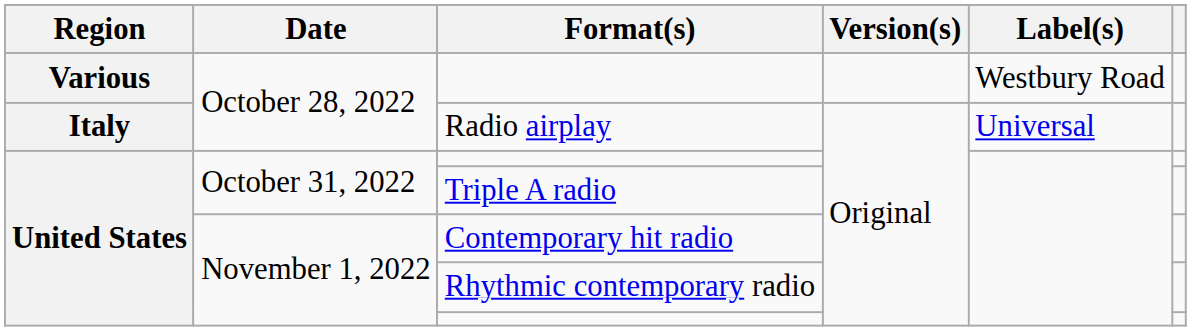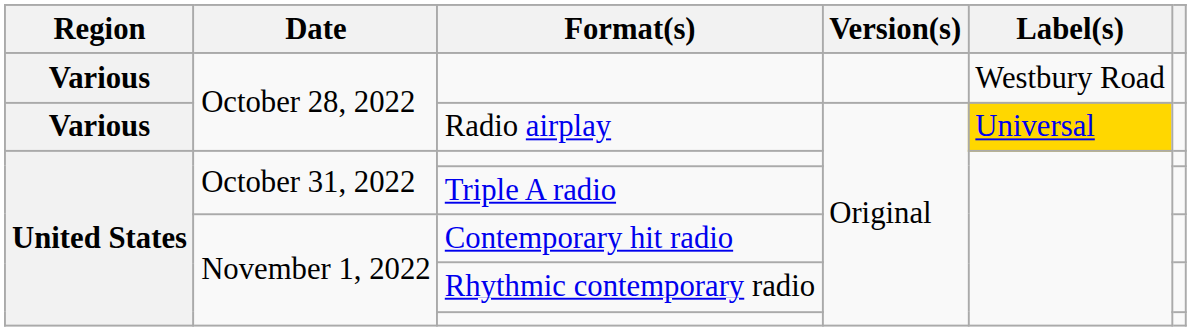(99, 126) Italy -> (100, 126) Various
(1035, 126) no background -> (1035, 126) gold background
